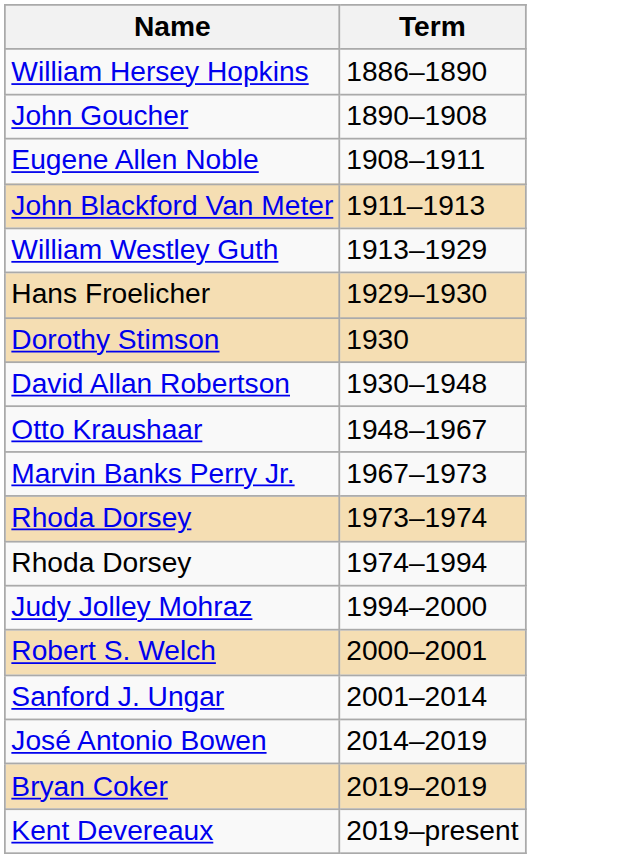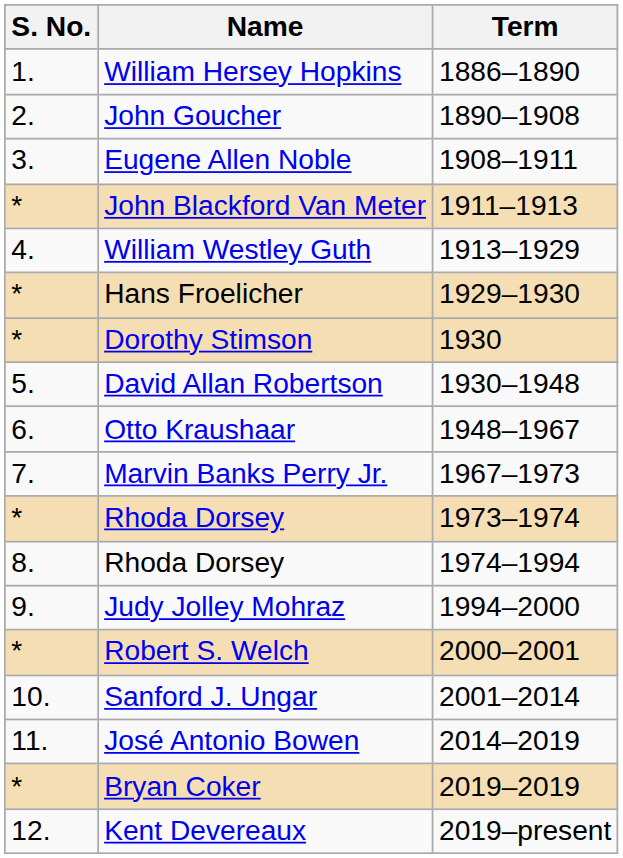+ column: (51, 26)
